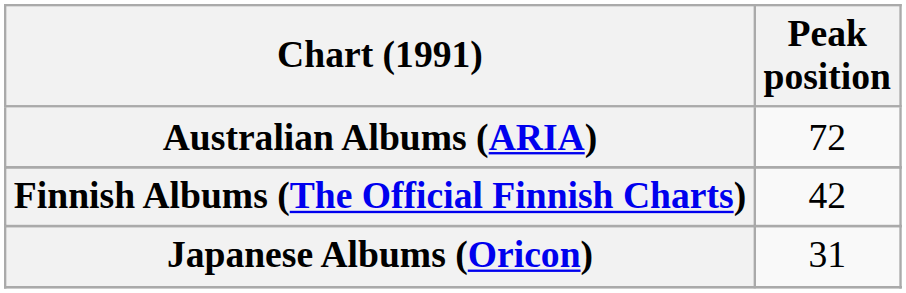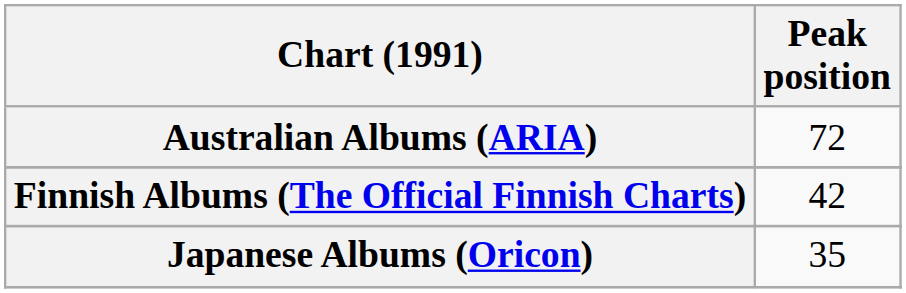(827, 255) 31 -> (827, 255) 35
